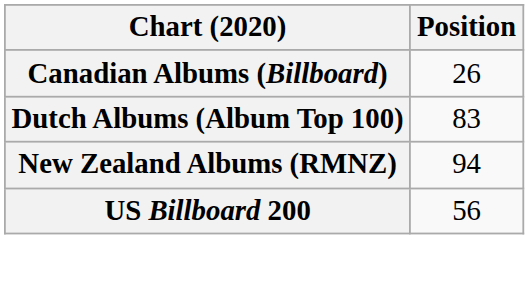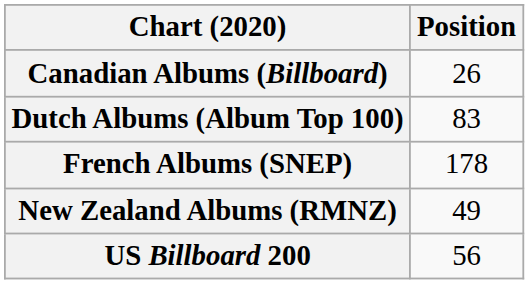+ row: (208, 164)
(467, 164) 94 -> (467, 210) 49
